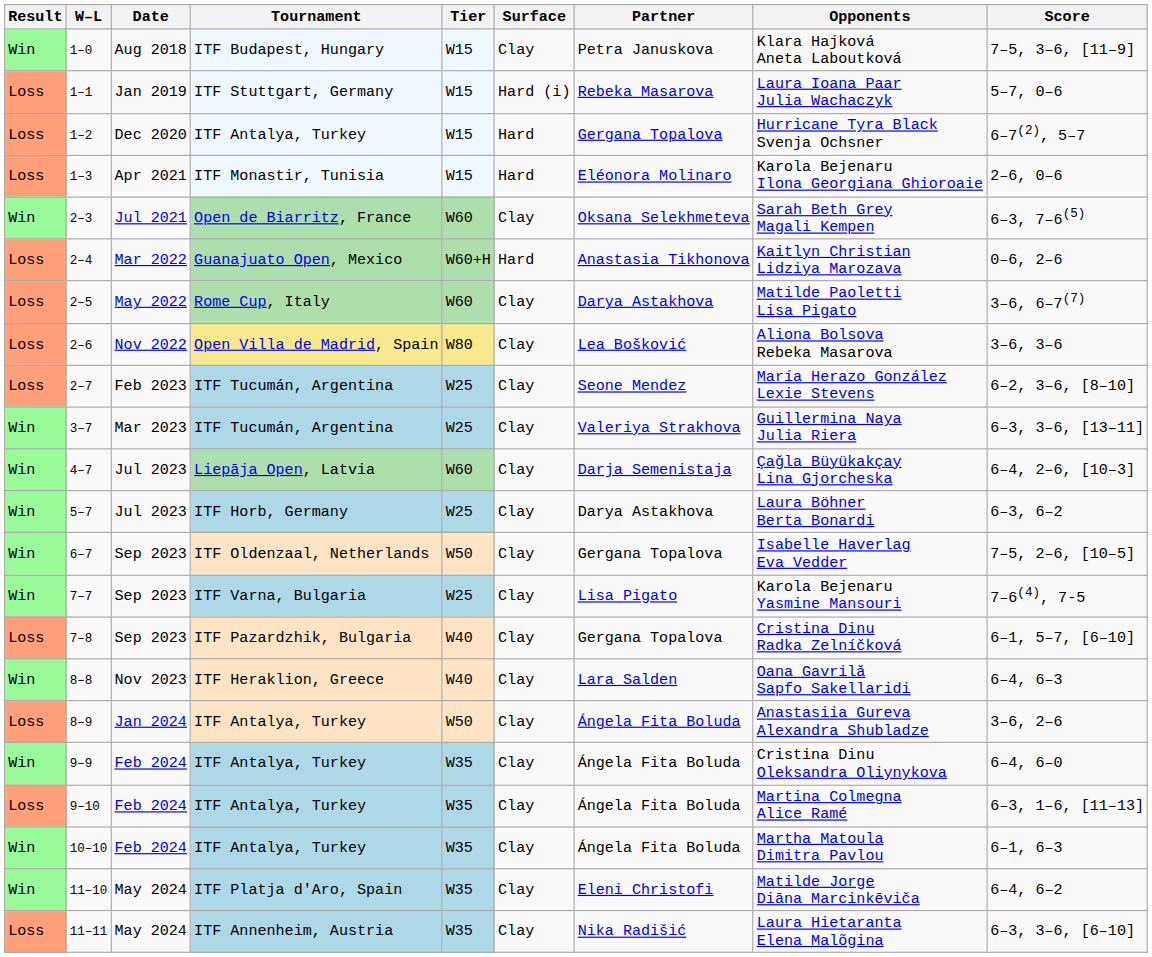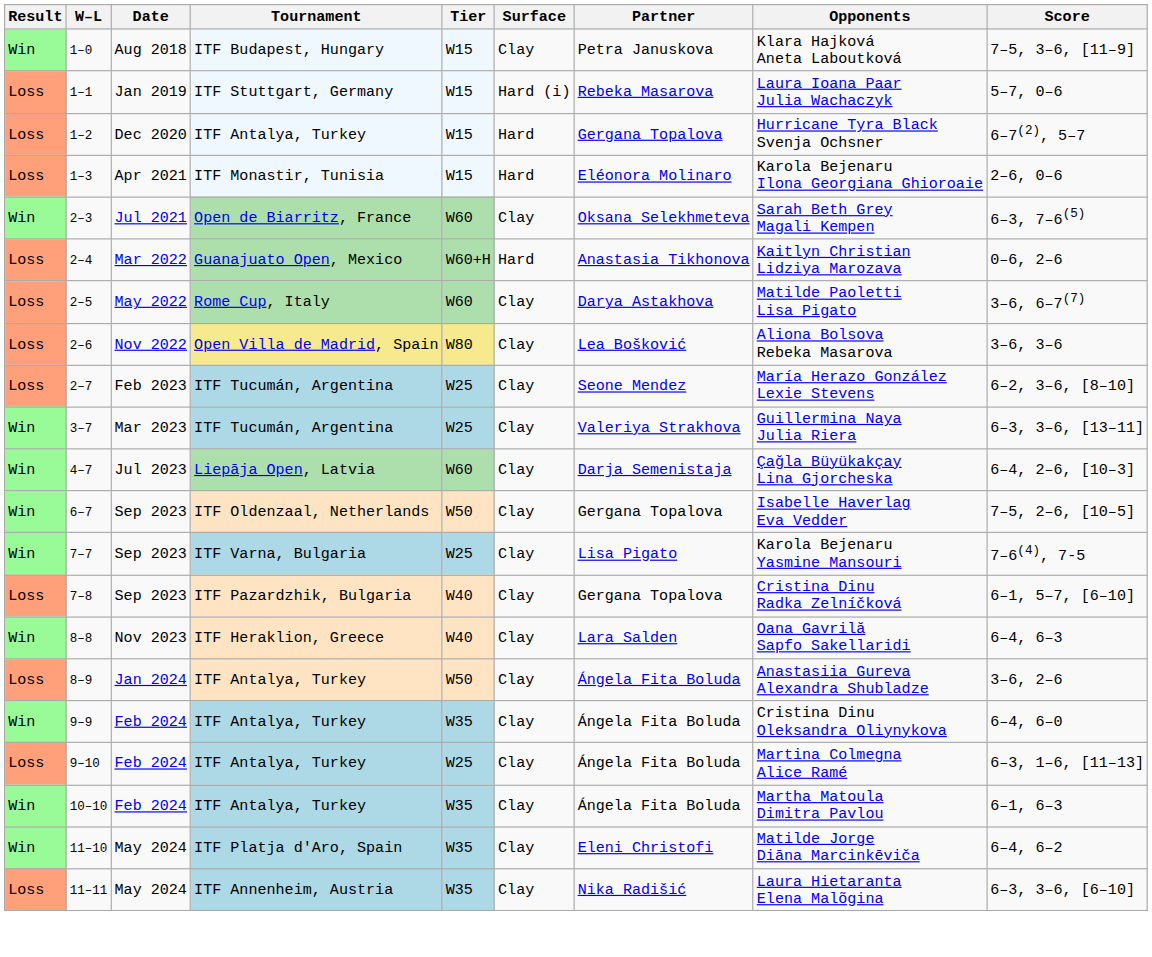- row: (81, 512)
(459, 806) W35 -> (459, 764) W25
